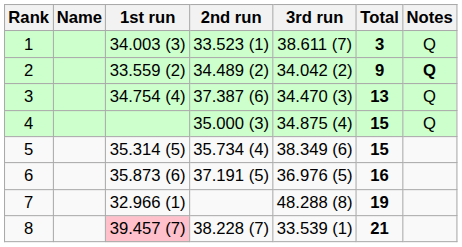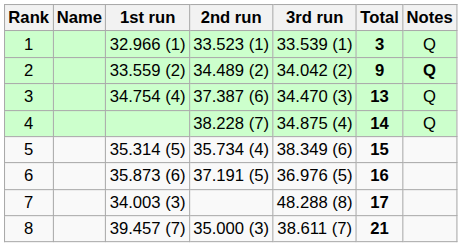(148, 44) 34.003 (3) -> (148, 44) 32.966 (1)
(315, 44) 38.611 (7) -> (315, 44) 33.539 (1)
(231, 123) 35.000 (3) -> (231, 123) 38.228 (7)
(380, 123) 15 -> (380, 123) 14
(148, 202) 32.966 (1) -> (148, 202) 34.003 (3)
(380, 202) 19 -> (380, 202) 17
(148, 228) pink background -> (148, 228) no background
(231, 228) 38.228 (7) -> (231, 228) 35.000 (3)
(315, 228) 33.539 (1) -> (315, 228) 38.611 (7)
